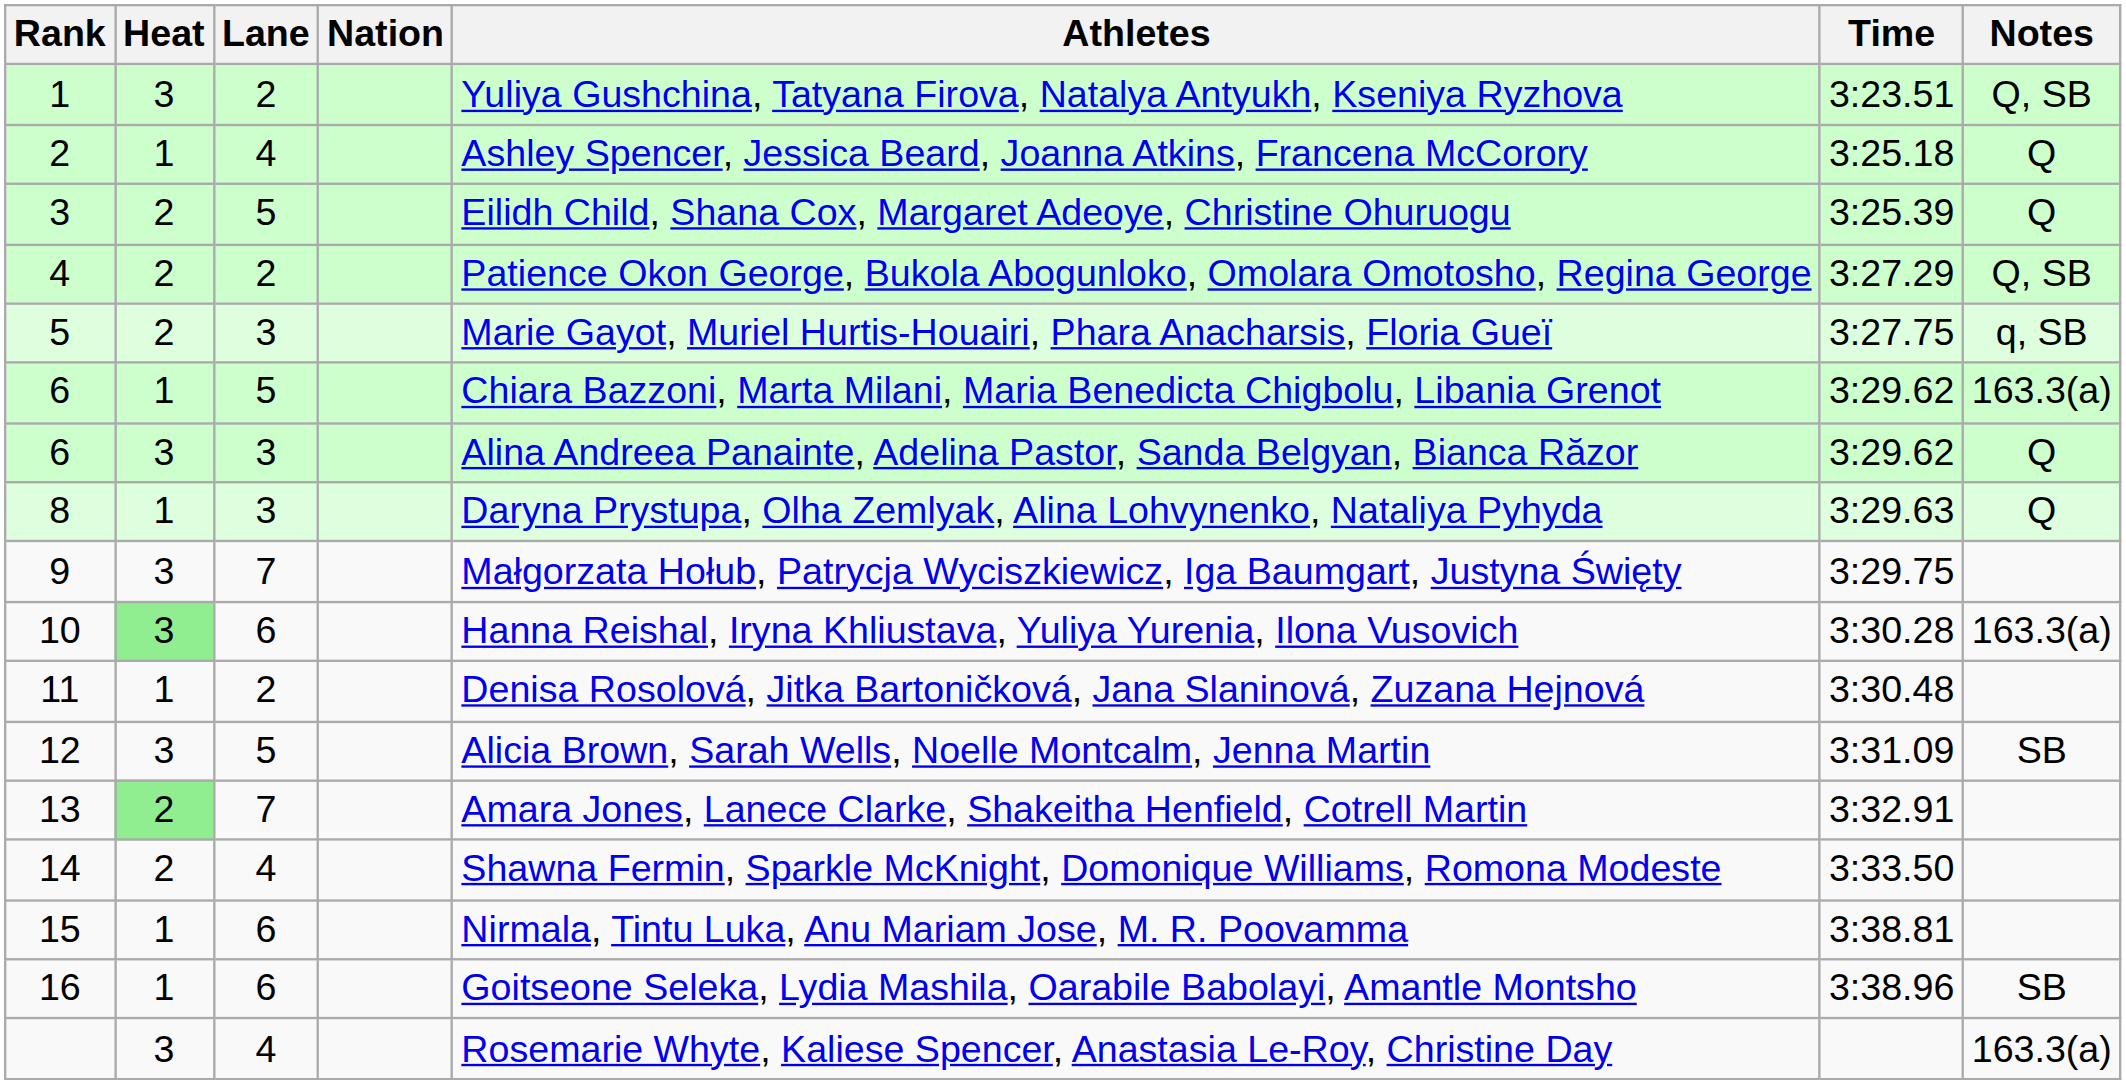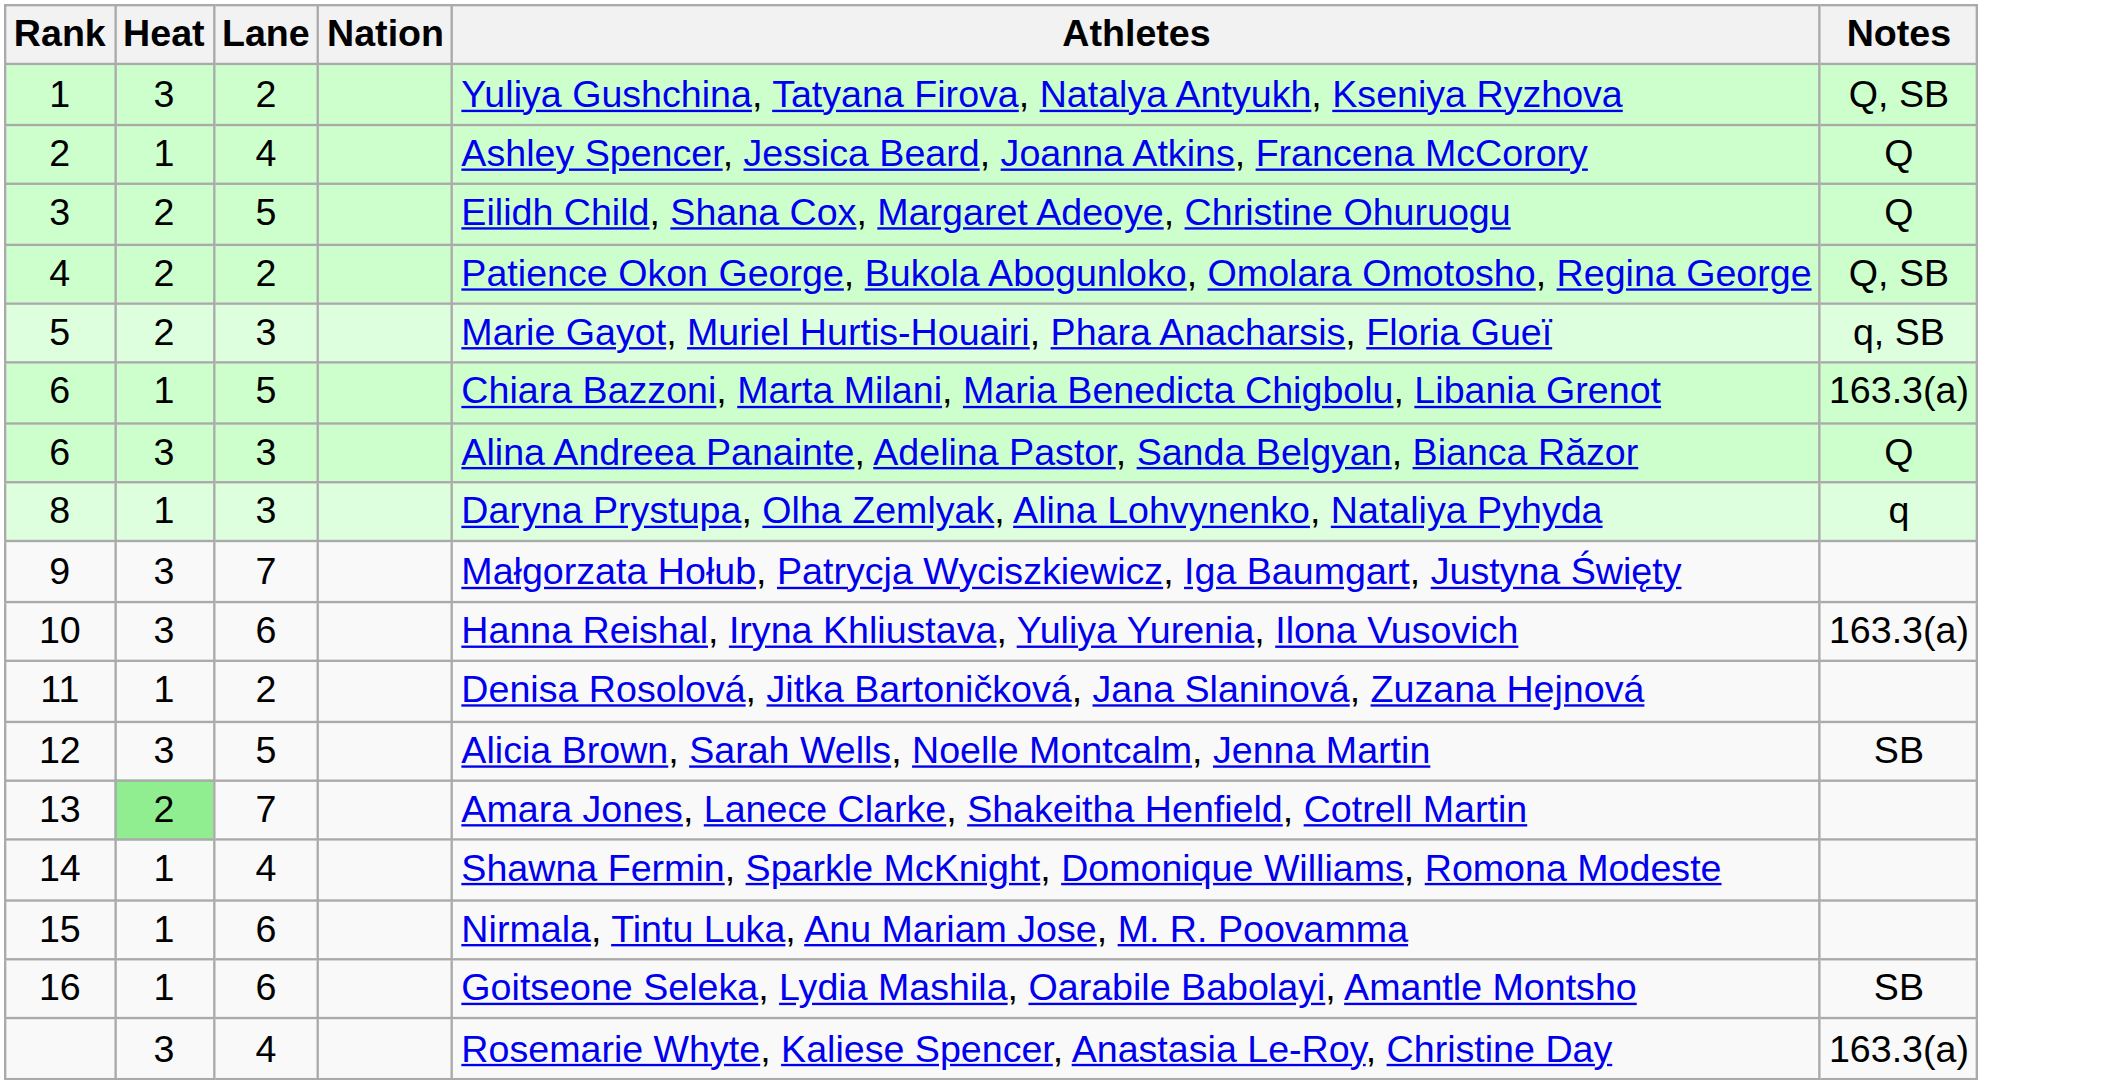- column: (1892, 34)
(2042, 511) Q -> (1899, 511) q
(164, 630) lightgreen background -> (164, 630) no background
(164, 869) 2 -> (164, 869) 1
